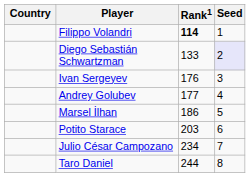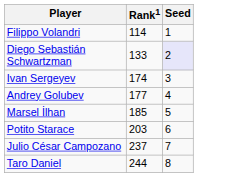- column: (30, 14)
(189, 32) bold -> (138, 32) normal
(190, 78) 176 -> (138, 78) 174
(190, 112) 186 -> (138, 112) 185
(190, 146) 234 -> (138, 146) 237
